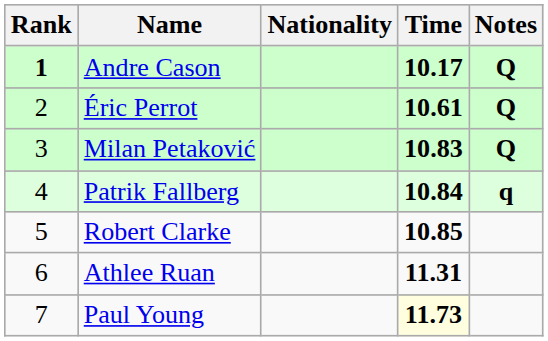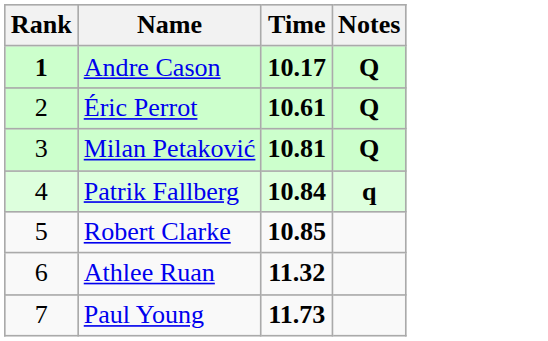- column: (330, 25)
(433, 149) 10.83 -> (297, 149) 10.81
(433, 273) 11.31 -> (297, 273) 11.32
(433, 314) lightyellow background -> (297, 314) no background
